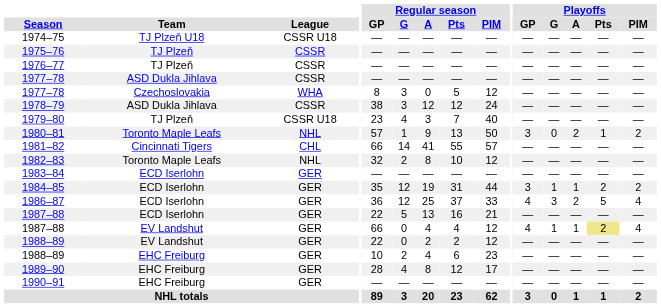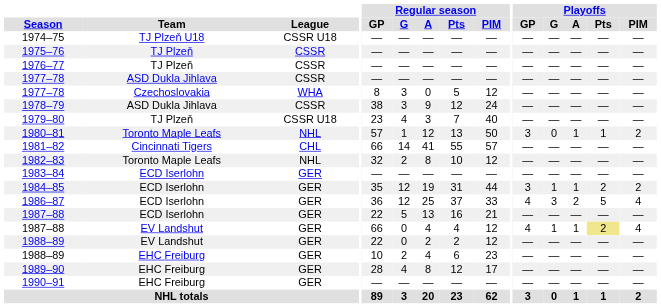(428, 106) 12 -> (428, 106) 9
(428, 133) 9 -> (428, 133) 12
(576, 133) 2 -> (576, 133) 1
